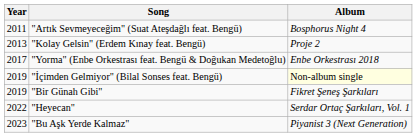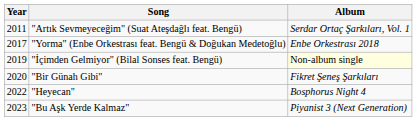(328, 28) Bosphorus Night 4 -> (350, 28) Serdar Ortaç Şarkıları, Vol. 1
- row: (118, 44)
(17, 92) 2019 -> (17, 76) 2020
(350, 108) Serdar Ortaç Şarkıları, Vol. 1 -> (328, 92) Bosphorus Night 4
